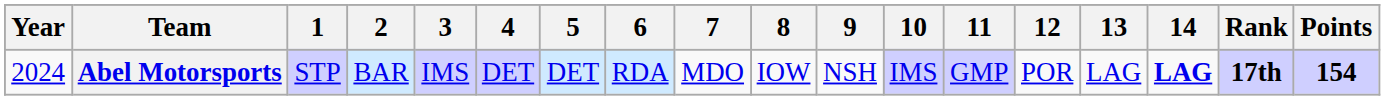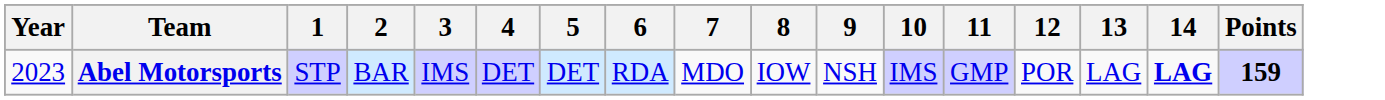- column: (1256, 27)
(38, 71) 2024 -> (38, 71) 2023
(1336, 71) 154 -> (1261, 71) 159
